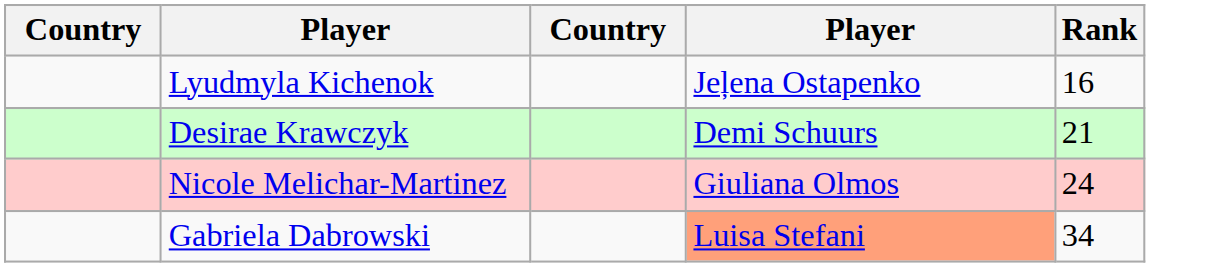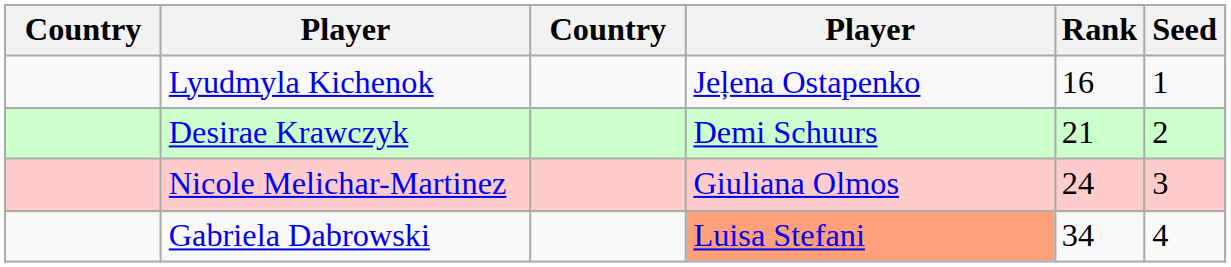+ column: (1185, 30)
